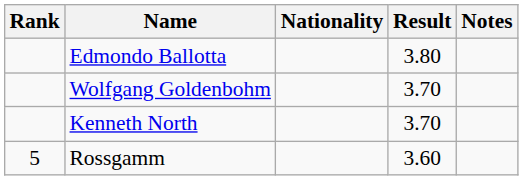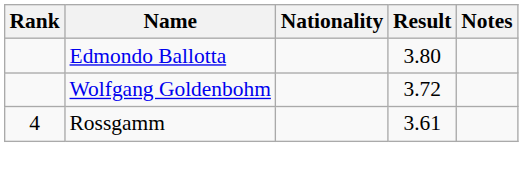(422, 89) 3.70 -> (422, 89) 3.72
- row: (134, 123)
(35, 157) 5 -> (35, 123) 4
(422, 157) 3.60 -> (422, 123) 3.61
